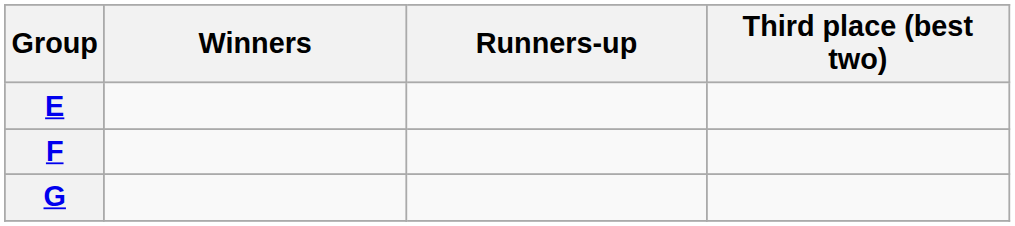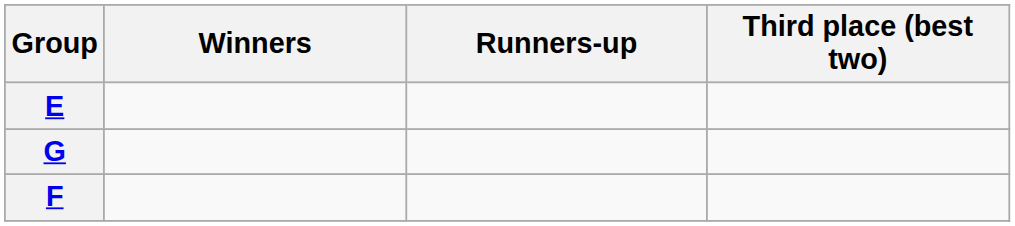rows swapped: (55, 151) <-> (55, 196)
